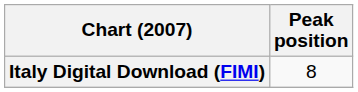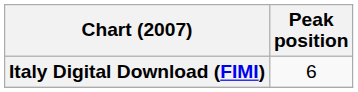(311, 71) 8 -> (311, 71) 6
